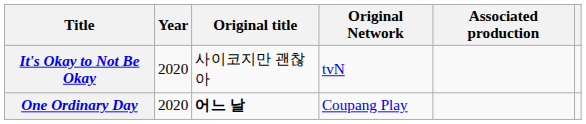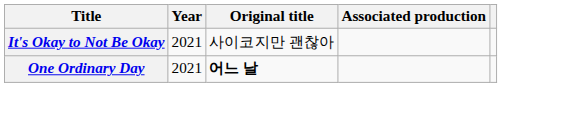- column: (376, 25)
(173, 69) 2020 -> (187, 42) 2021
(173, 106) 2020 -> (187, 69) 2021
